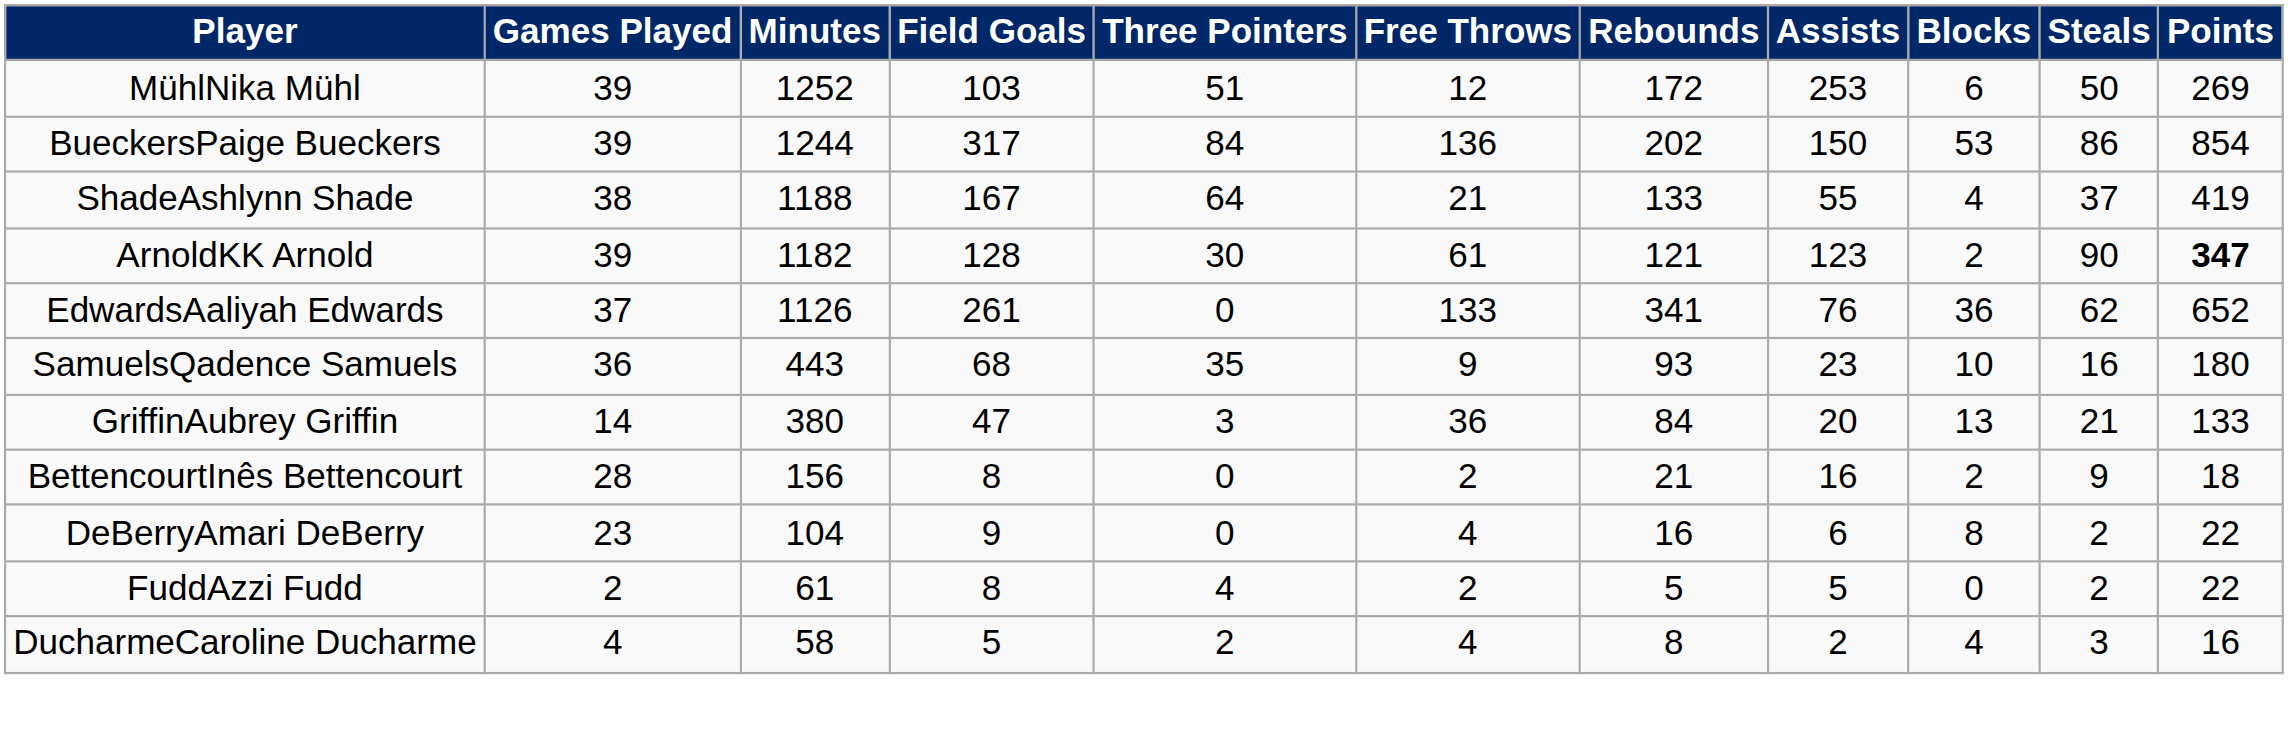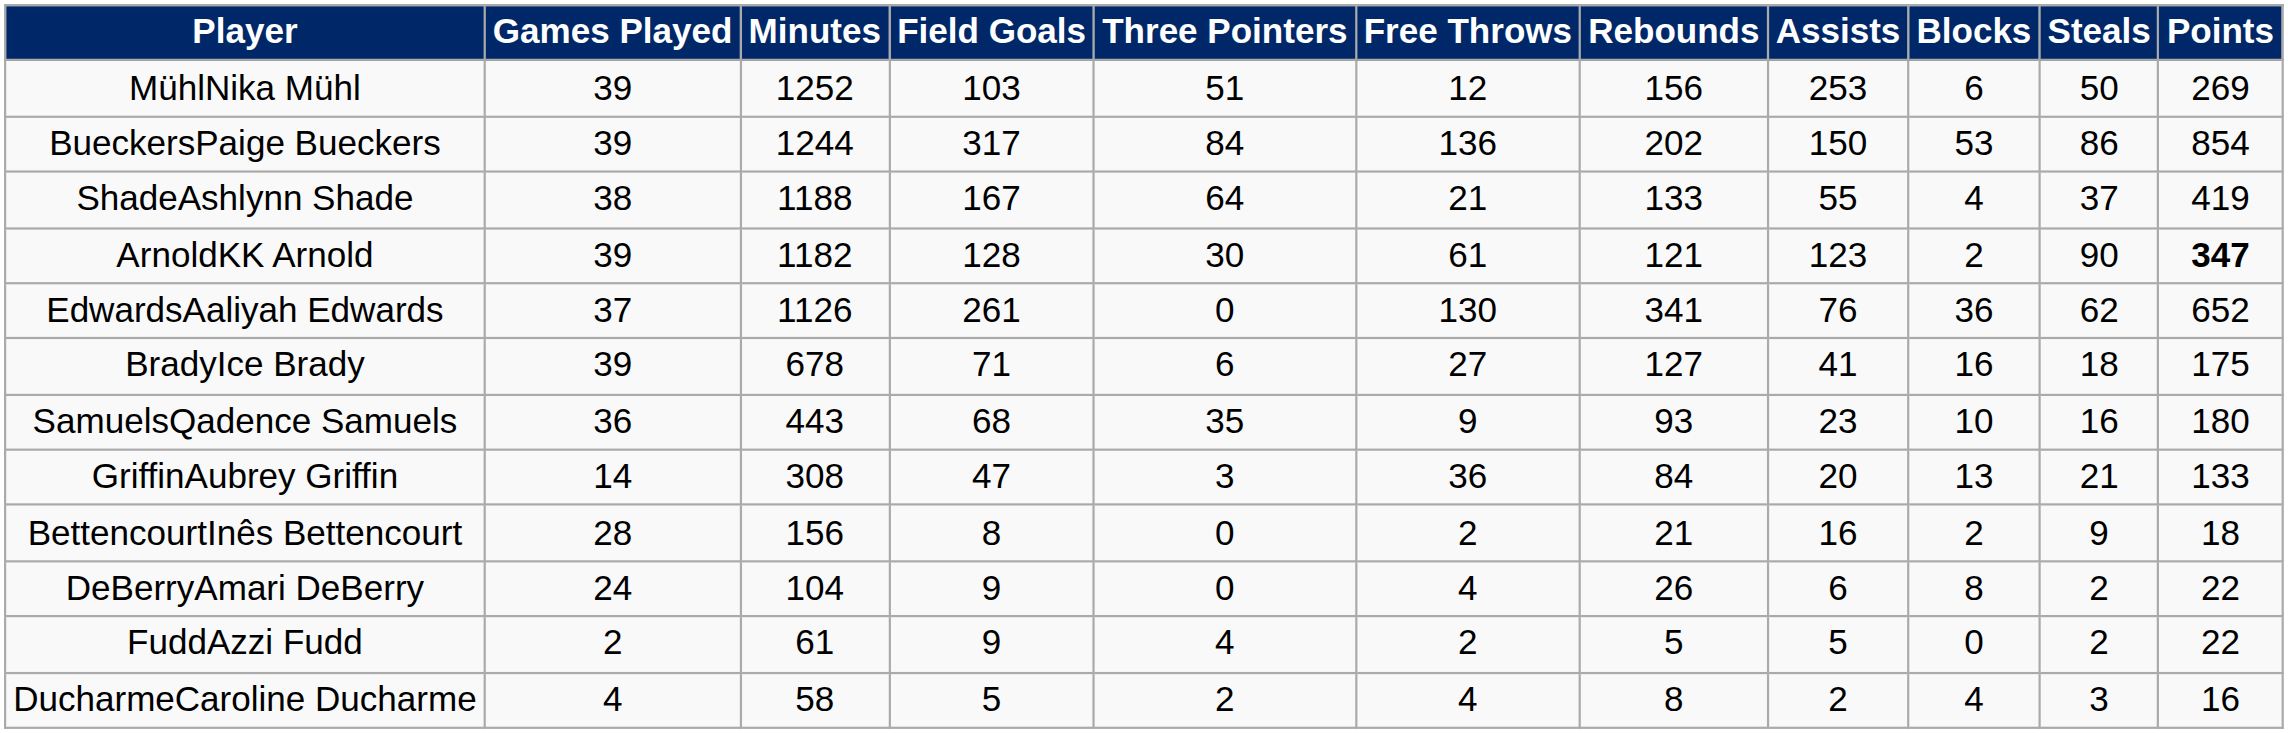(1674, 87) 172 -> (1674, 87) 156
(1468, 310) 133 -> (1468, 310) 130
+ row: (245, 365)
(815, 421) 380 -> (815, 476) 308
(613, 532) 23 -> (613, 587) 24
(1674, 532) 16 -> (1674, 587) 26
(992, 587) 8 -> (992, 643) 9
